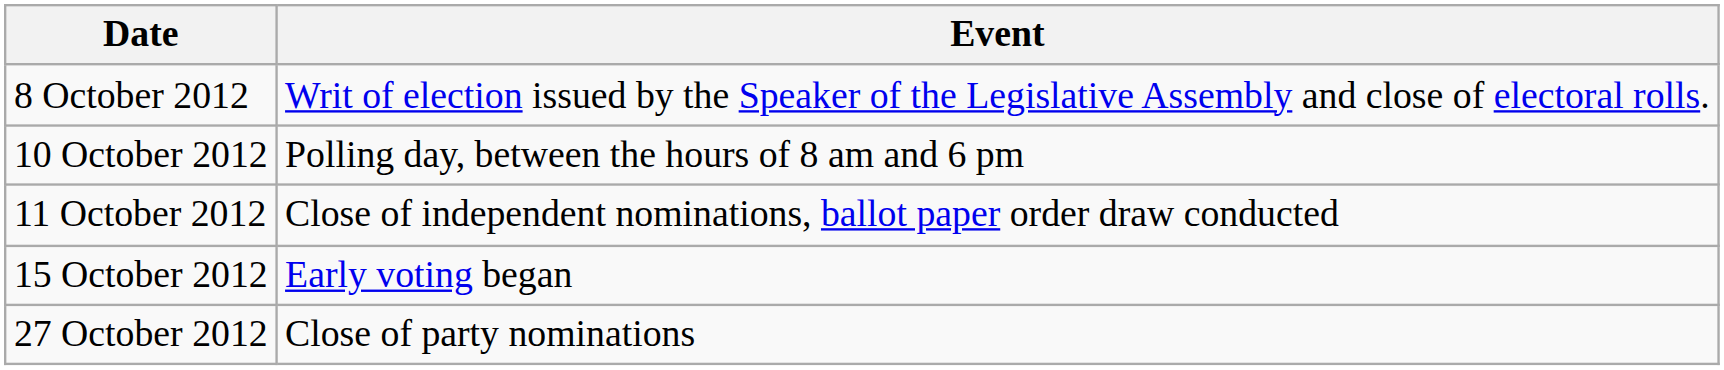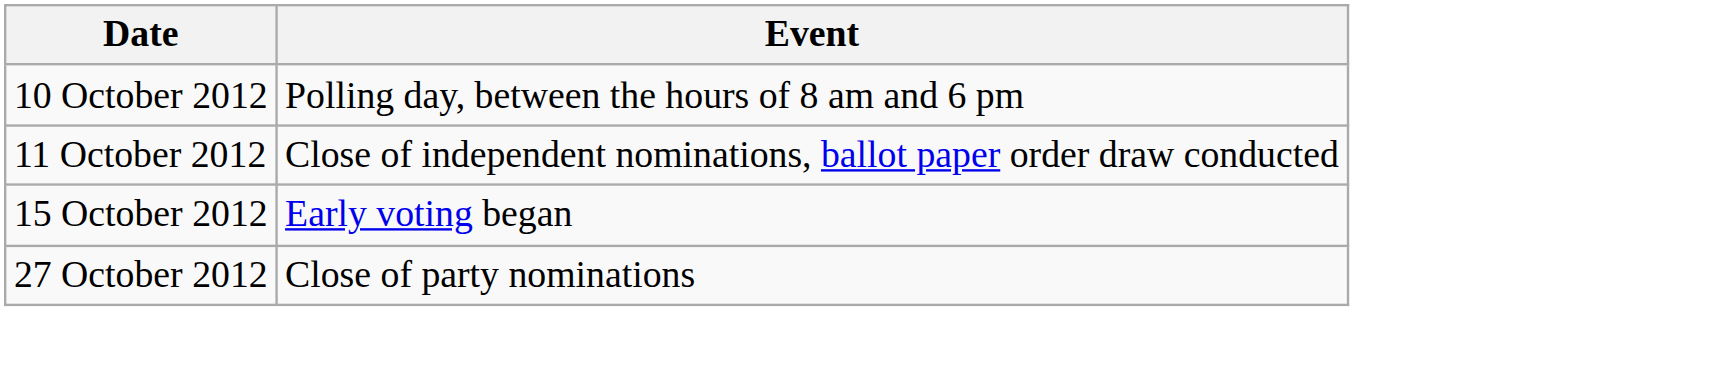- row: (131, 94)
